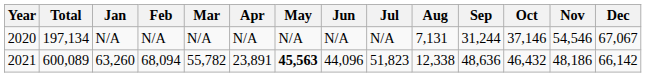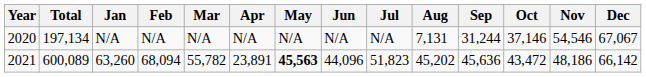(435, 60) 12,338 -> (435, 60) 45,202
(481, 60) 48,636 -> (481, 60) 45,636
(527, 60) 46,432 -> (527, 60) 43,472
